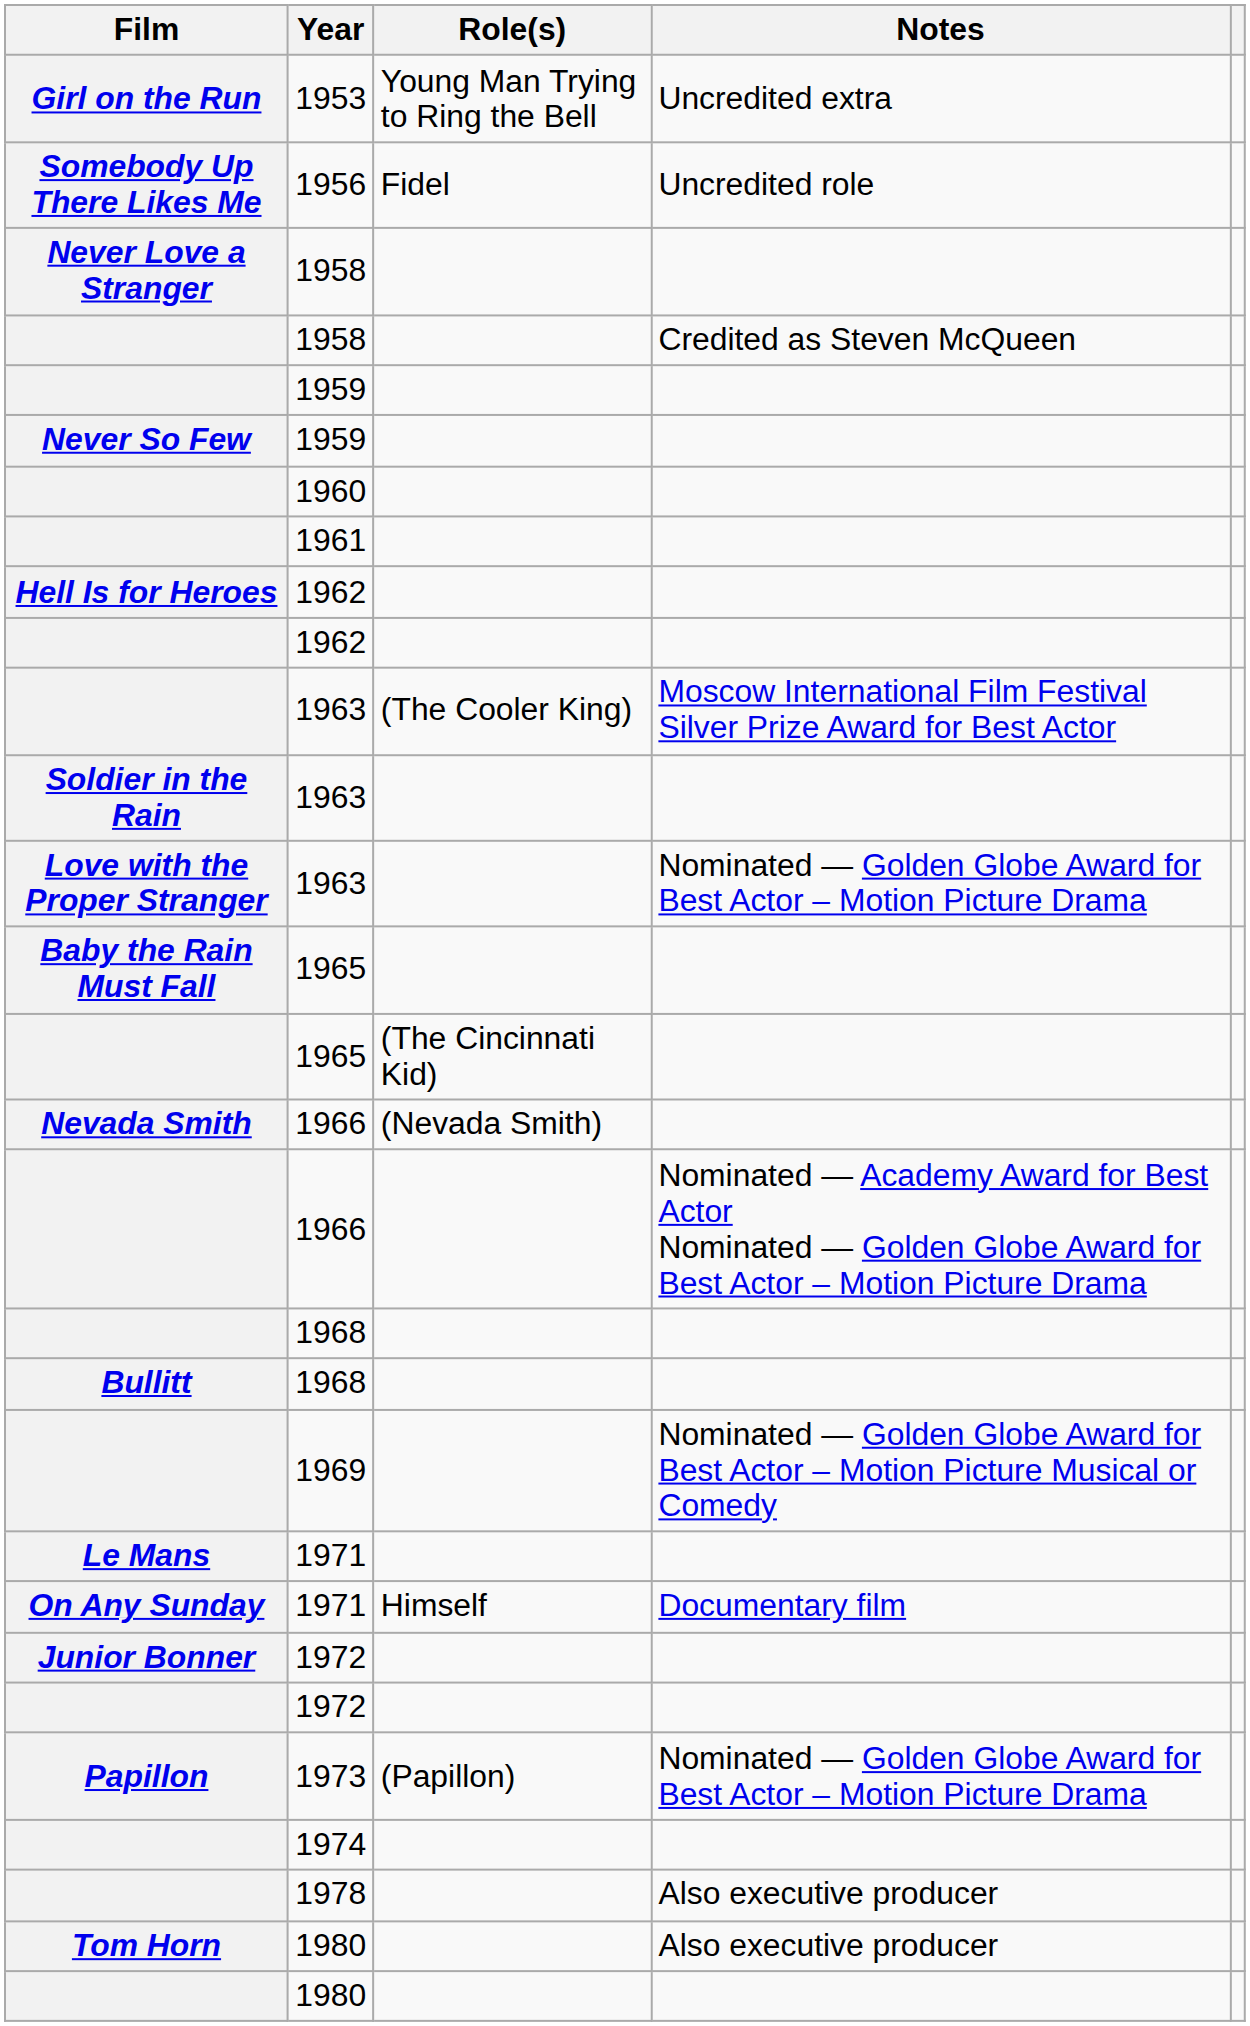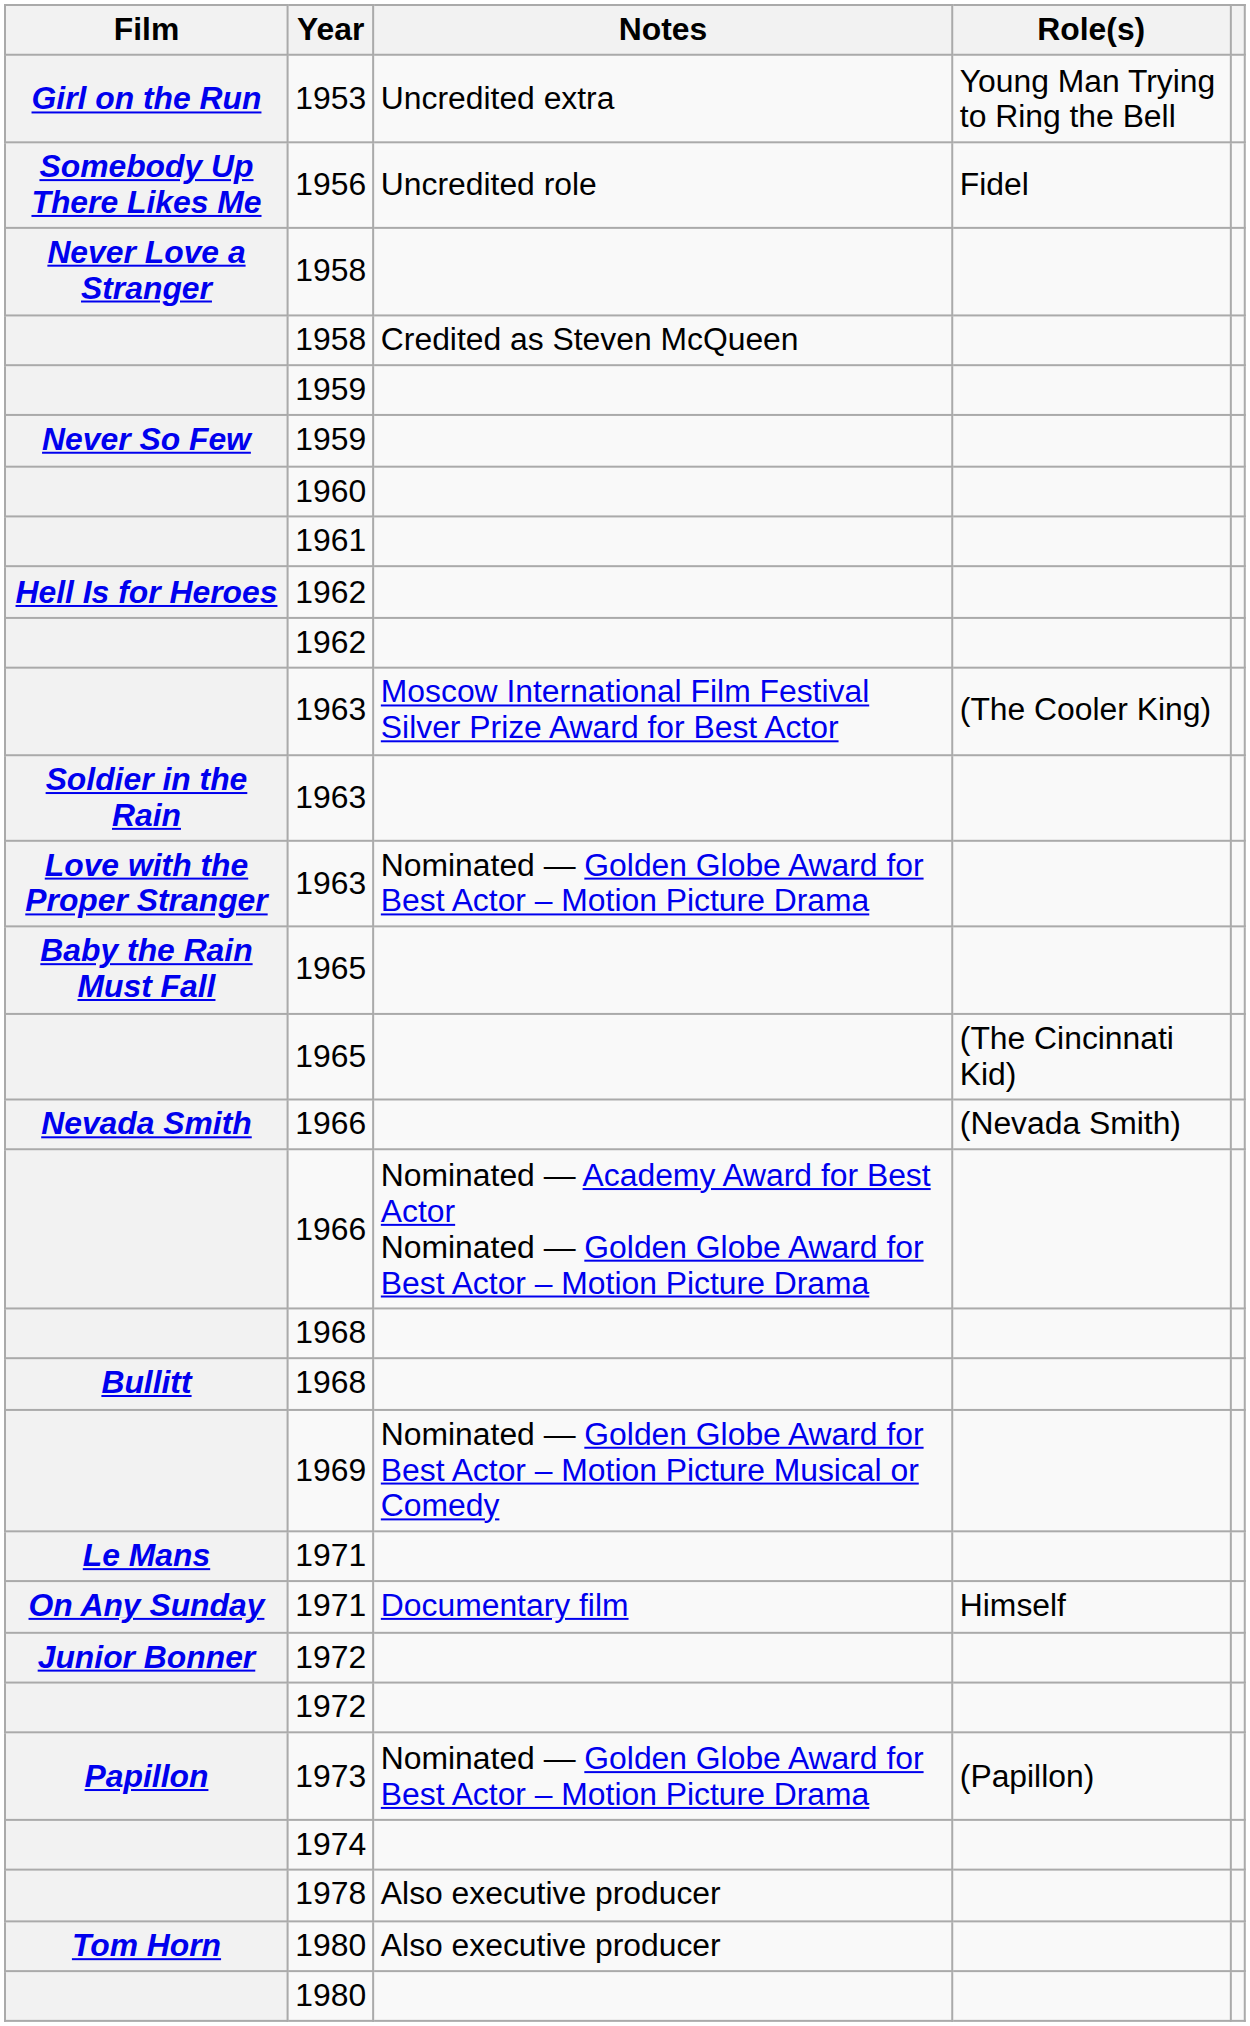columns swapped: (512, 29) <-> (941, 29)
